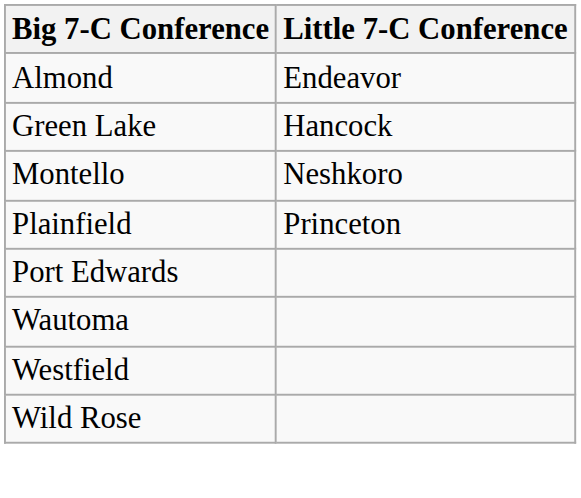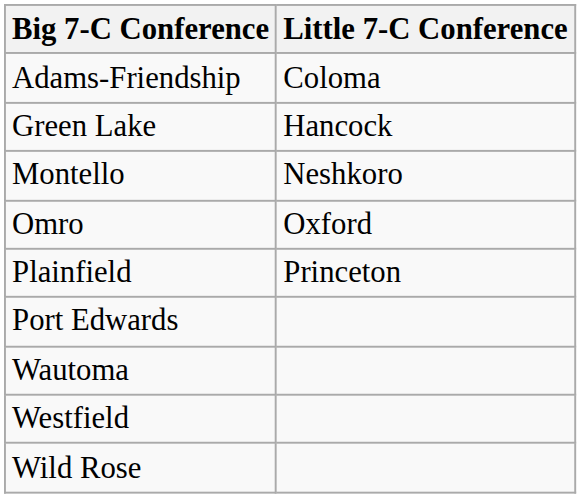+ row: (126, 77)
- row: (62, 77)
+ row: (48, 223)
